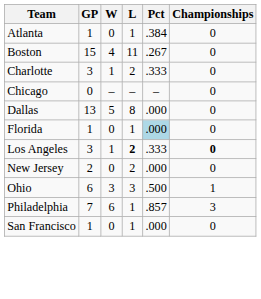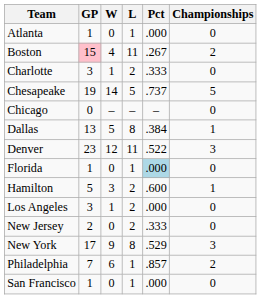(156, 33) .384 -> (156, 33) .000
(90, 52) no background -> (90, 52) pink background
(213, 52) 0 -> (213, 52) 2
+ row: (36, 91)
(156, 110) .000 -> (156, 129) .384
(213, 110) 0 -> (213, 129) 1
+ row: (25, 149)
+ row: (30, 187)
(132, 149) bold -> (132, 206) normal
(156, 149) .333 -> (156, 206) .000
(213, 149) bold -> (213, 206) normal
(156, 168) .000 -> (156, 226) .333
+ row: (32, 245)
- row: (19, 187)
(213, 206) 3 -> (213, 264) 2
